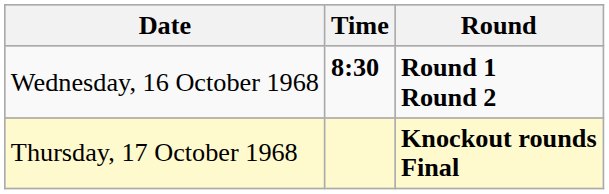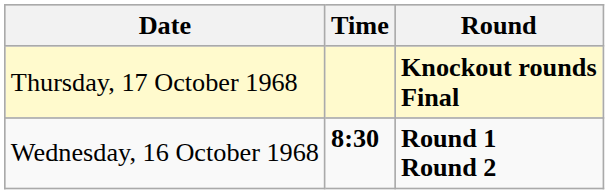rows swapped: (165, 81) <-> (154, 152)
